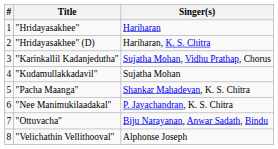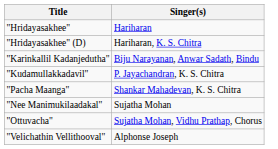- column: (9, 12)
(197, 59) Sujatha Mohan, Vidhu Prathap, Chorus -> (186, 59) Biju Narayanan, Anwar Sadath, Bindu
(152, 74) Sujatha Mohan -> (169, 74) P. Jayachandran, K. S. Chitra
(178, 105) P. Jayachandran, K. S. Chitra -> (143, 105) Sujatha Mohan
(196, 121) Biju Narayanan, Anwar Sadath, Bindu -> (188, 121) Sujatha Mohan, Vidhu Prathap, Chorus
